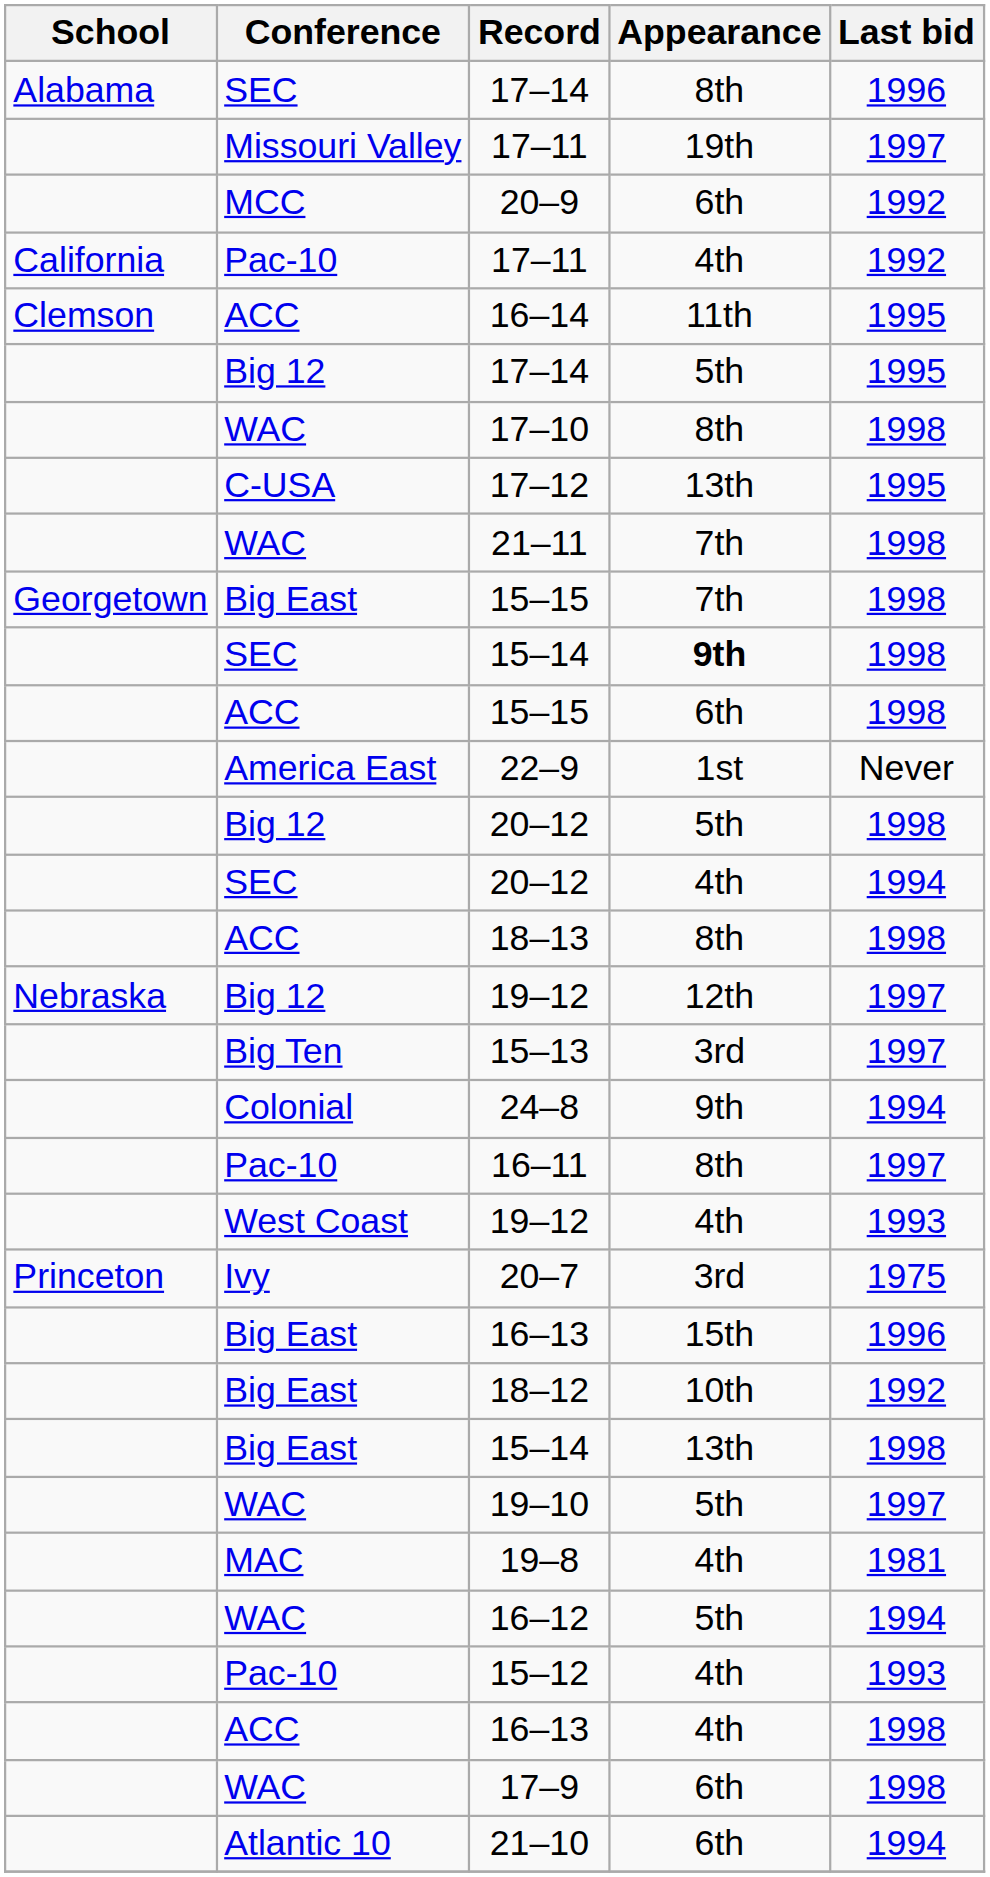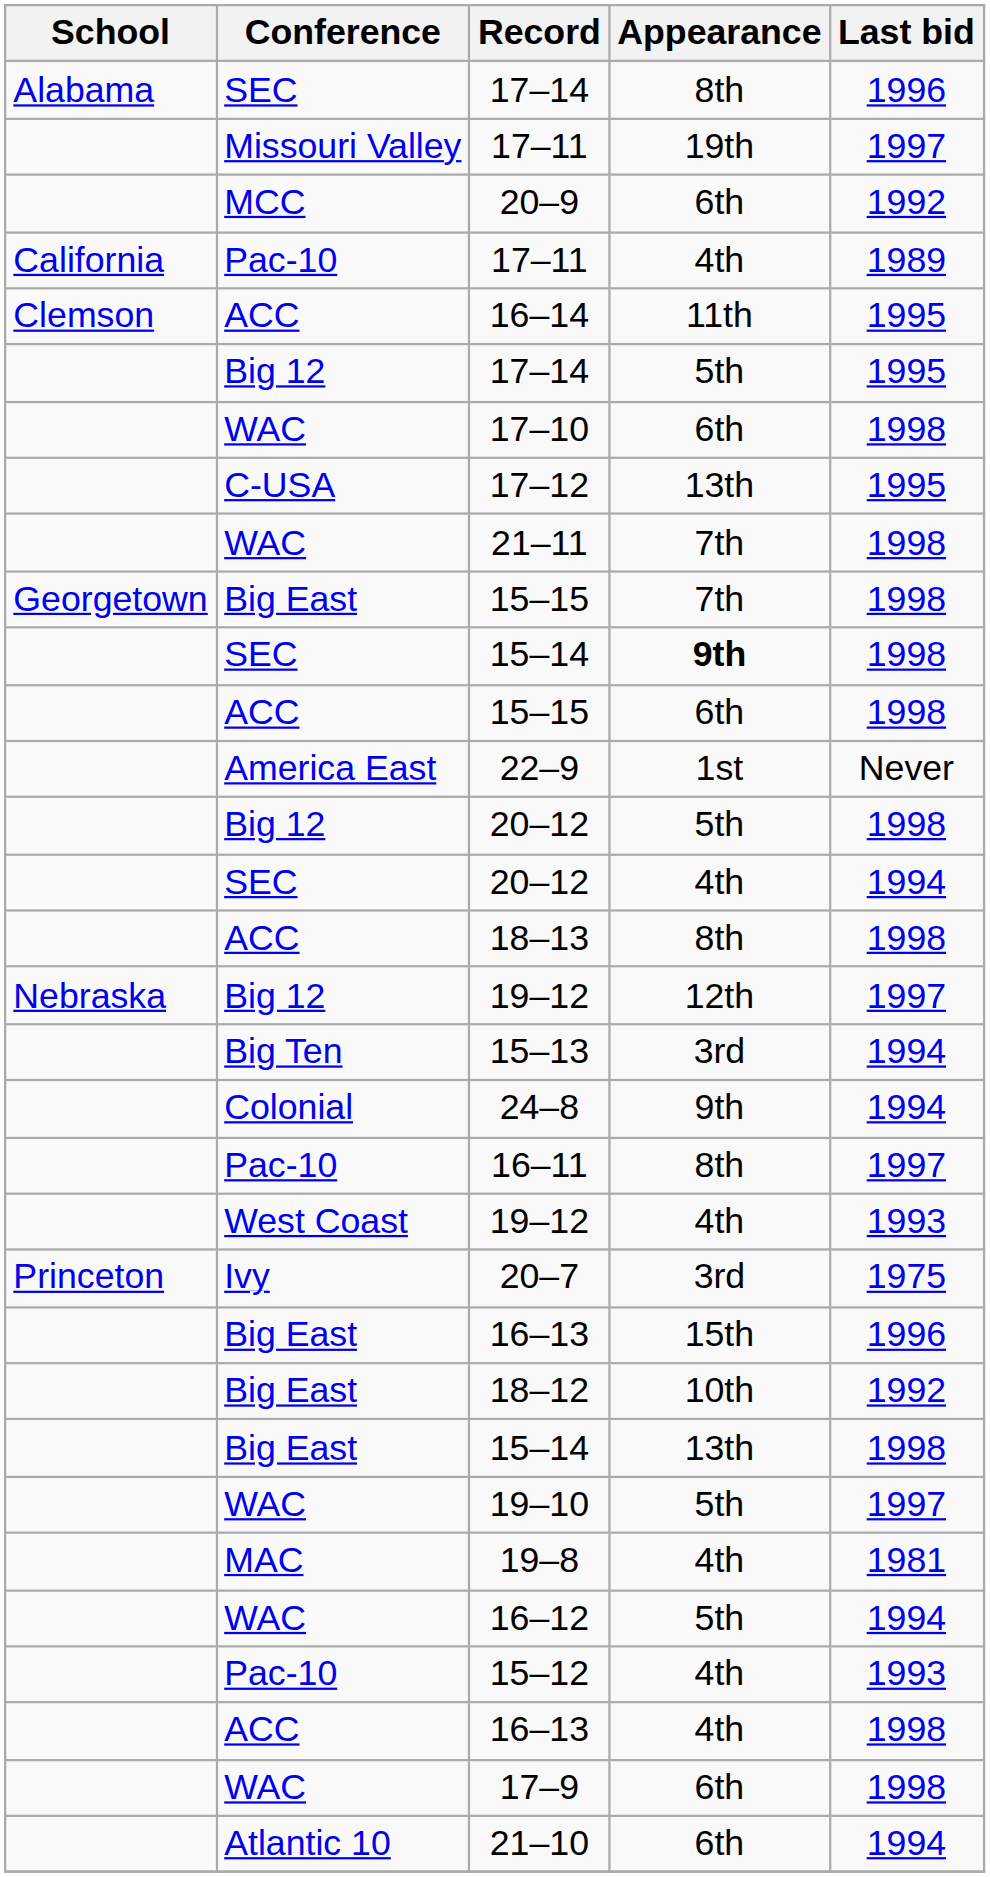(906, 259) 1992 -> (906, 259) 1989
(719, 428) 8th -> (719, 428) 6th
(906, 1051) 1997 -> (906, 1051) 1994
